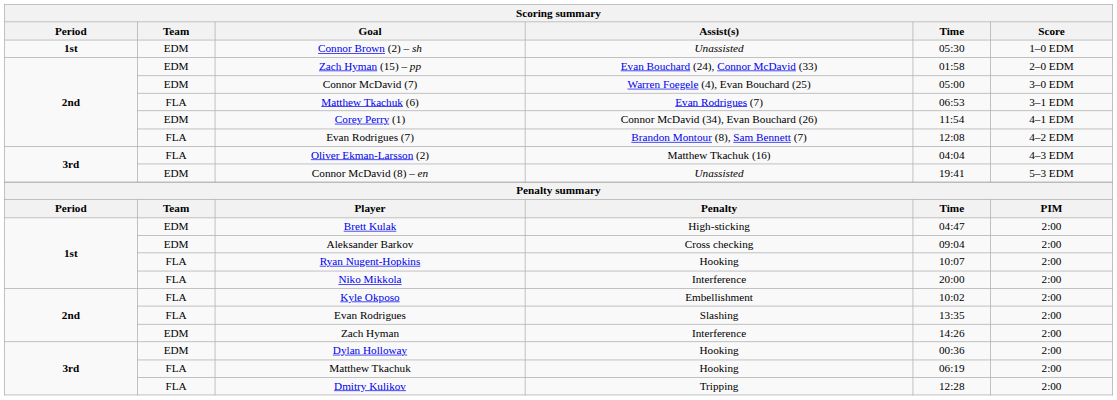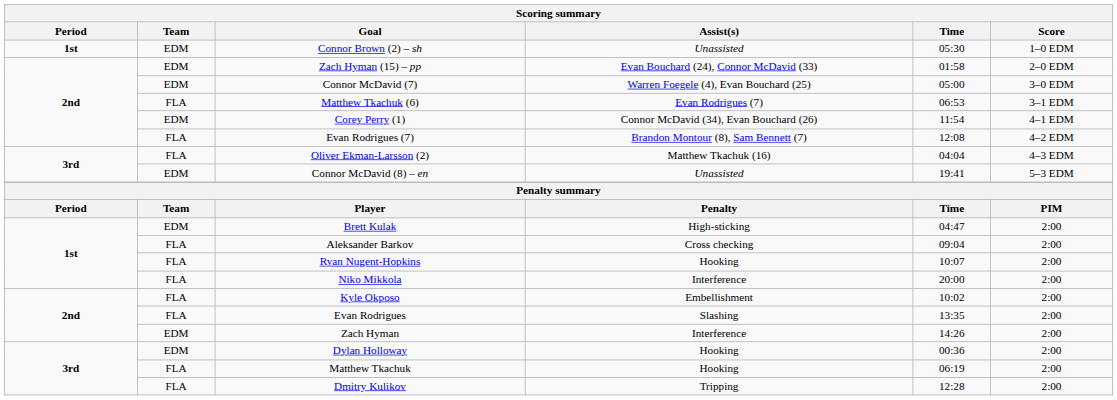(176, 244) EDM -> (176, 244) FLA
